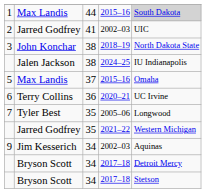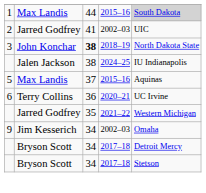(91, 46) normal -> (91, 46) bold
(146, 79) Omaha -> (148, 79) Aquinas
- row: (9, 113)
(148, 146) Aquinas -> (146, 130) Omaha
